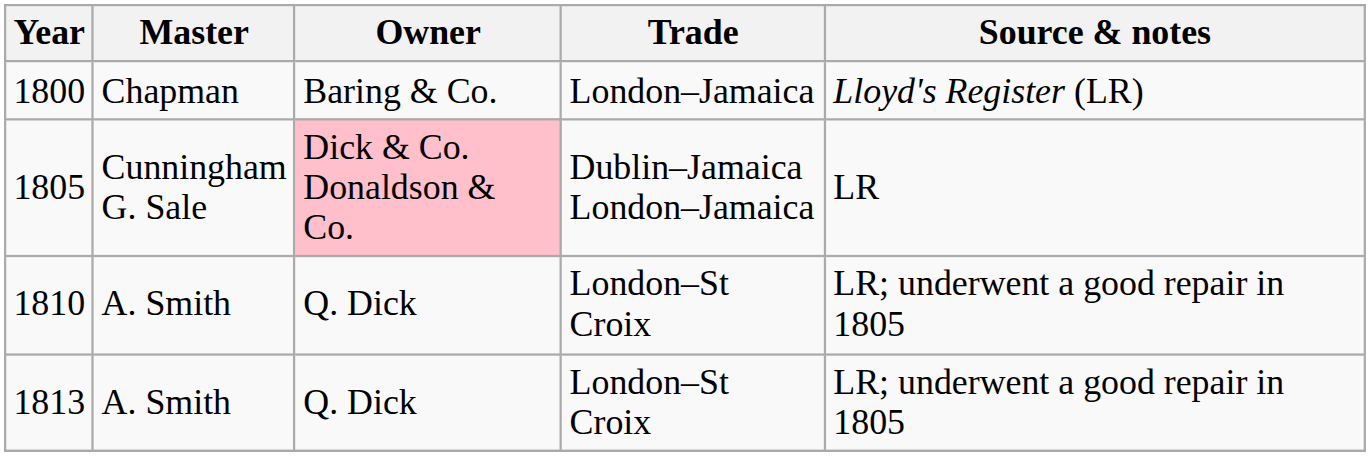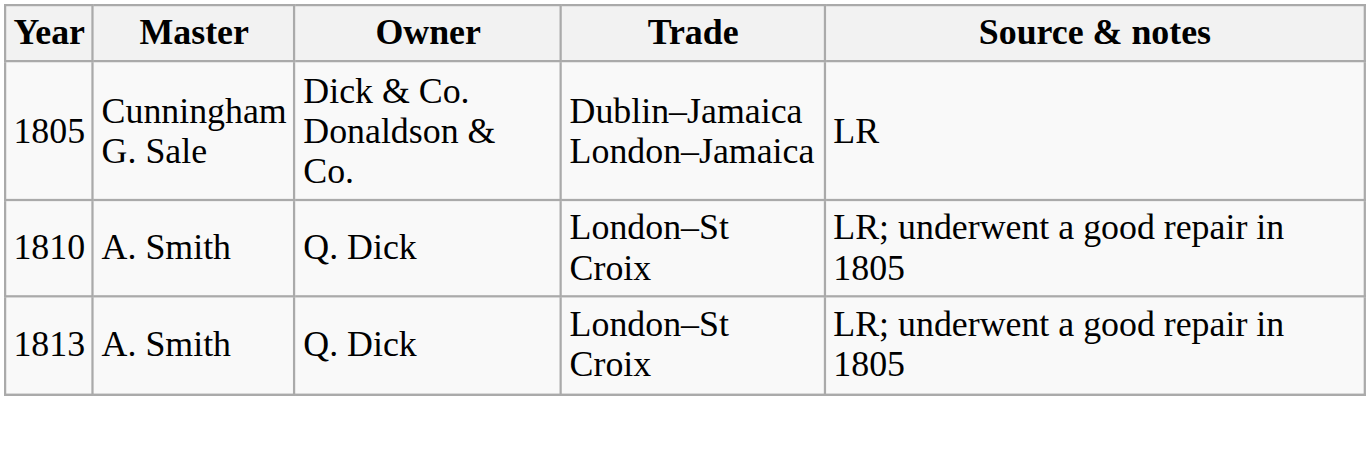- row: (49, 89)
(399, 186) pink background -> (399, 130) no background
